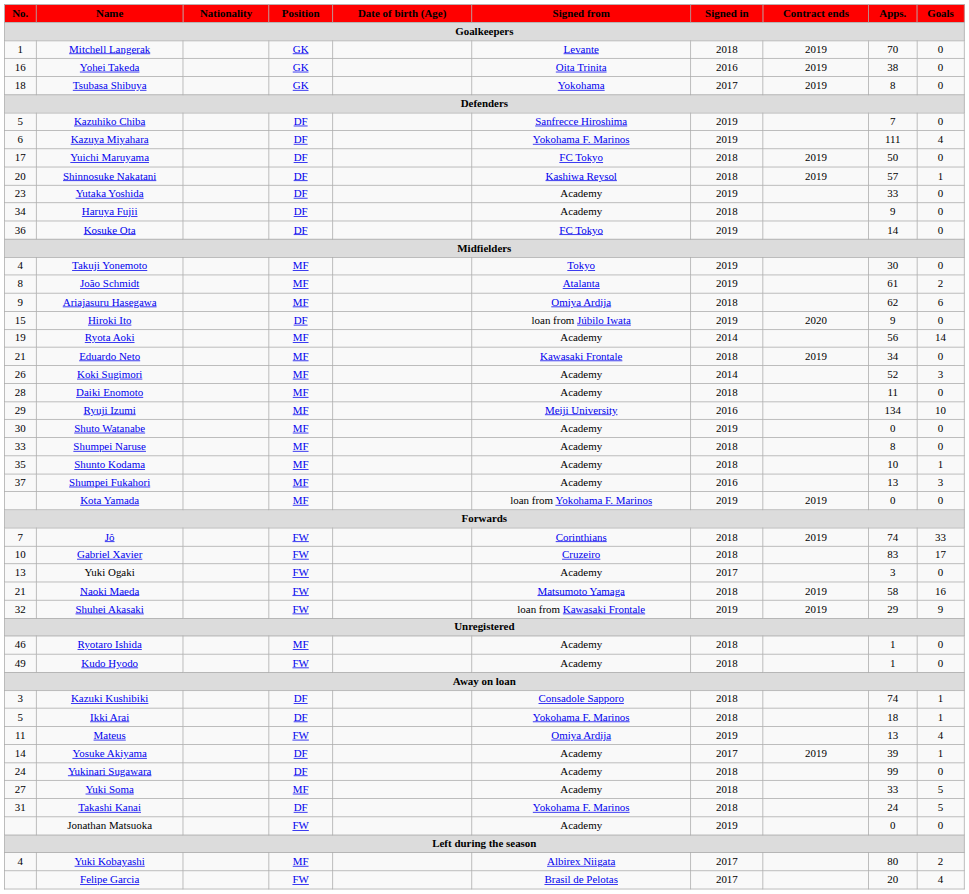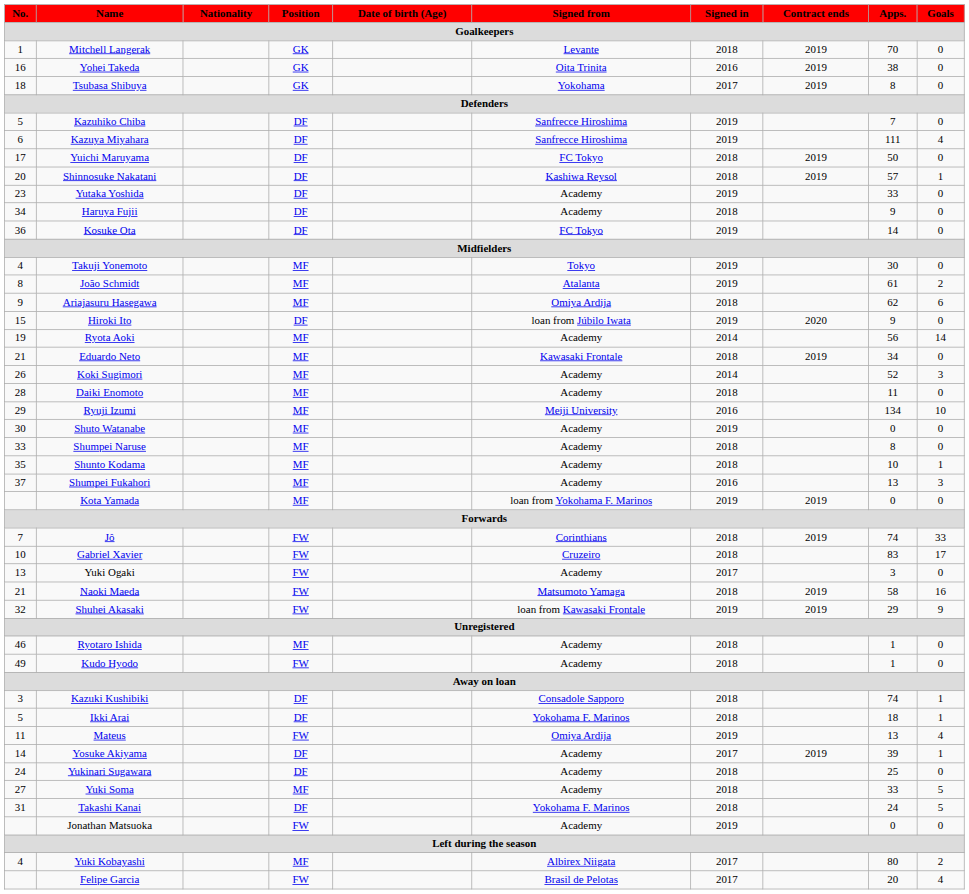(581, 140) Yokohama F. Marinos -> (581, 140) Sanfrecce Hiroshima
(893, 772) 99 -> (893, 772) 25
